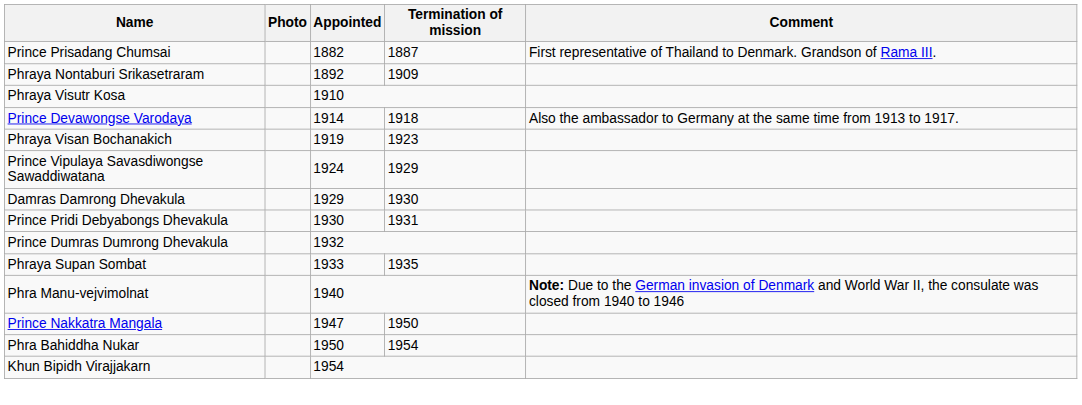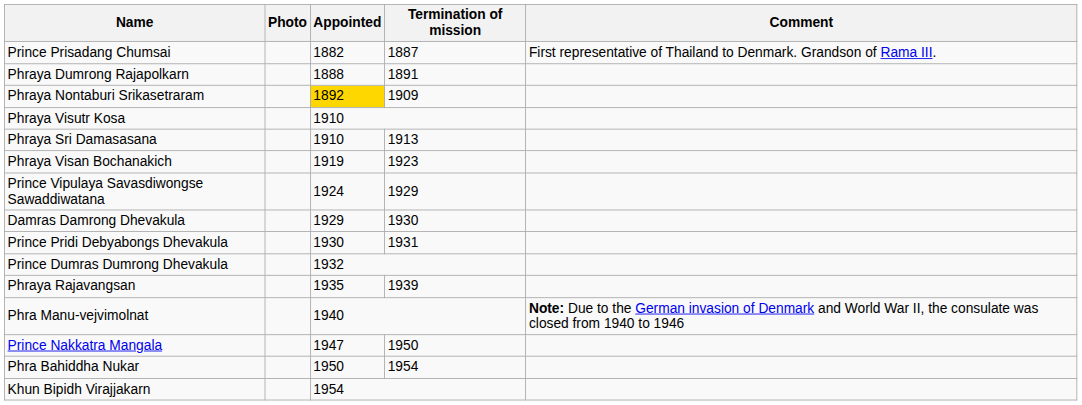+ row: (98, 74)
(329, 74) no background -> (329, 96) gold background
+ row: (82, 140)
- row: (100, 118)
- row: (77, 264)
+ row: (71, 286)
